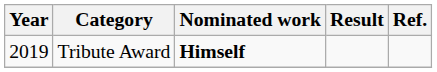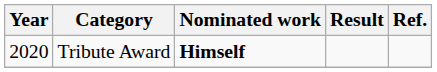(29, 51) 2019 -> (29, 51) 2020
